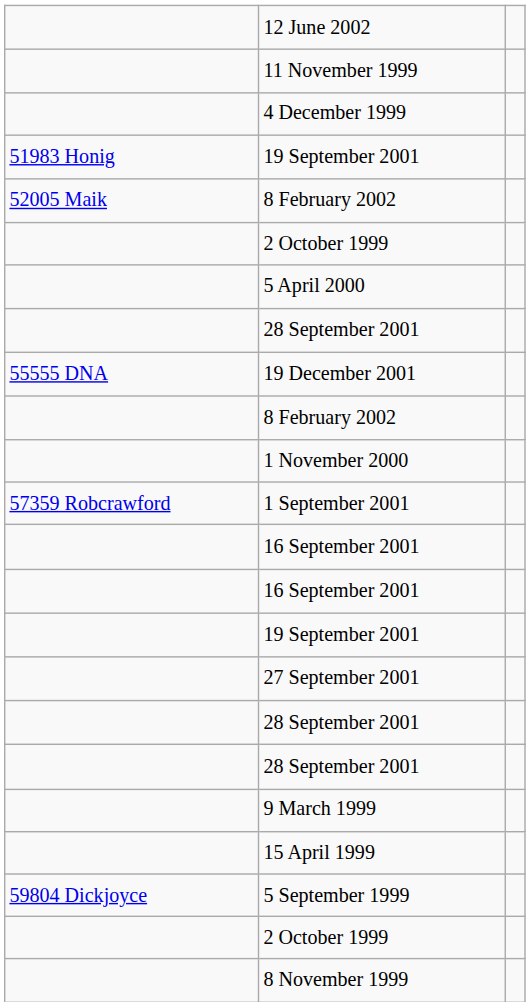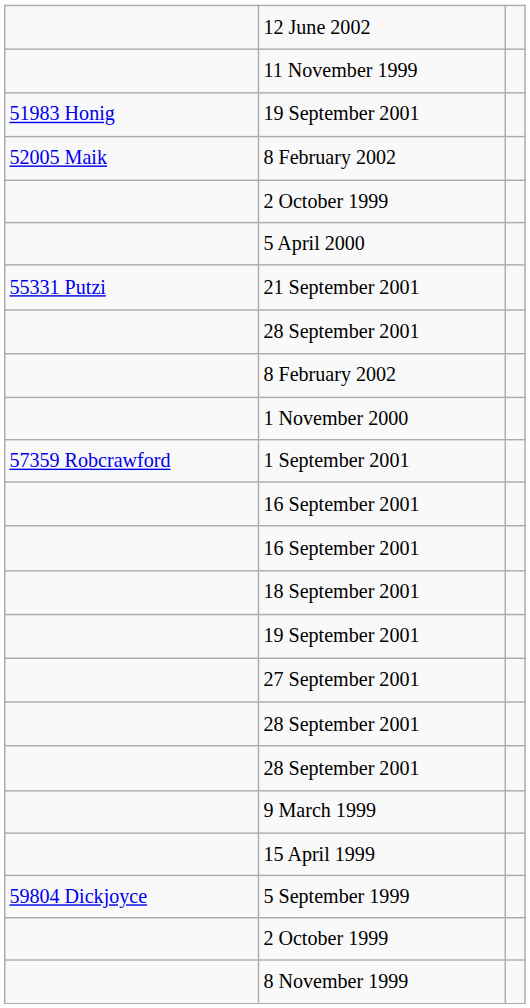- row: (132, 114)
+ row: (58, 286)
- row: (59, 373)
+ row: (132, 592)
